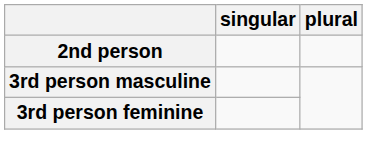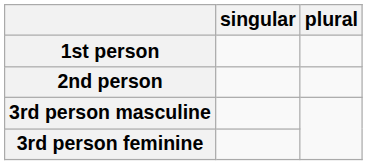+ row: (110, 50)
